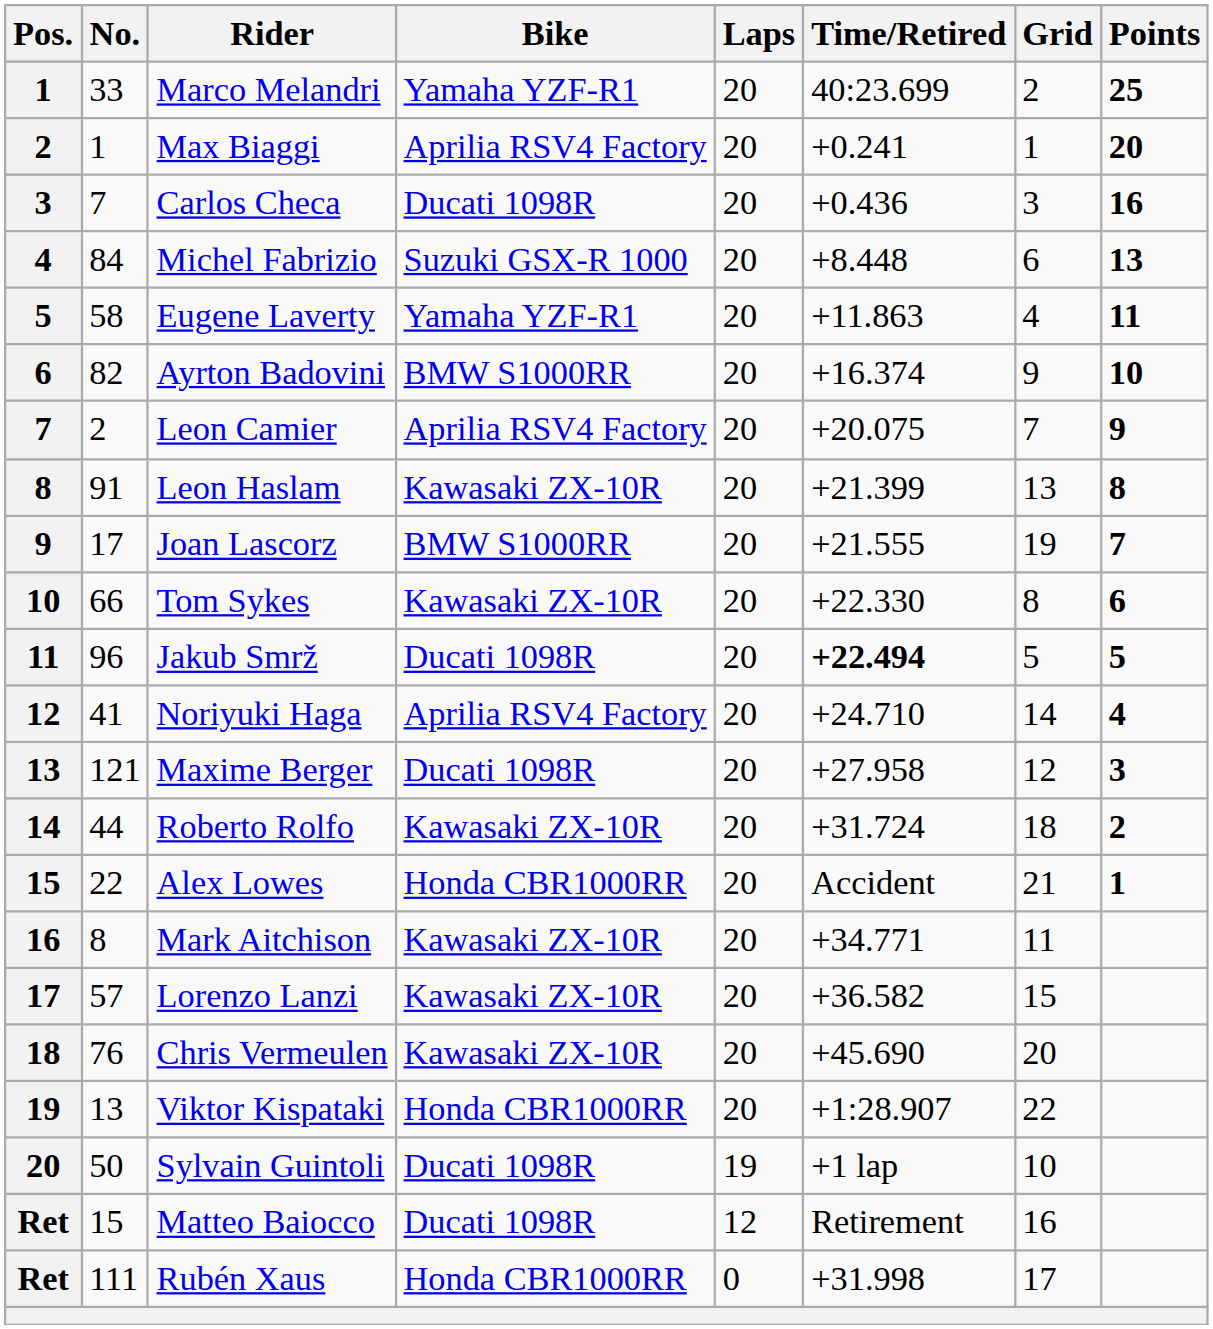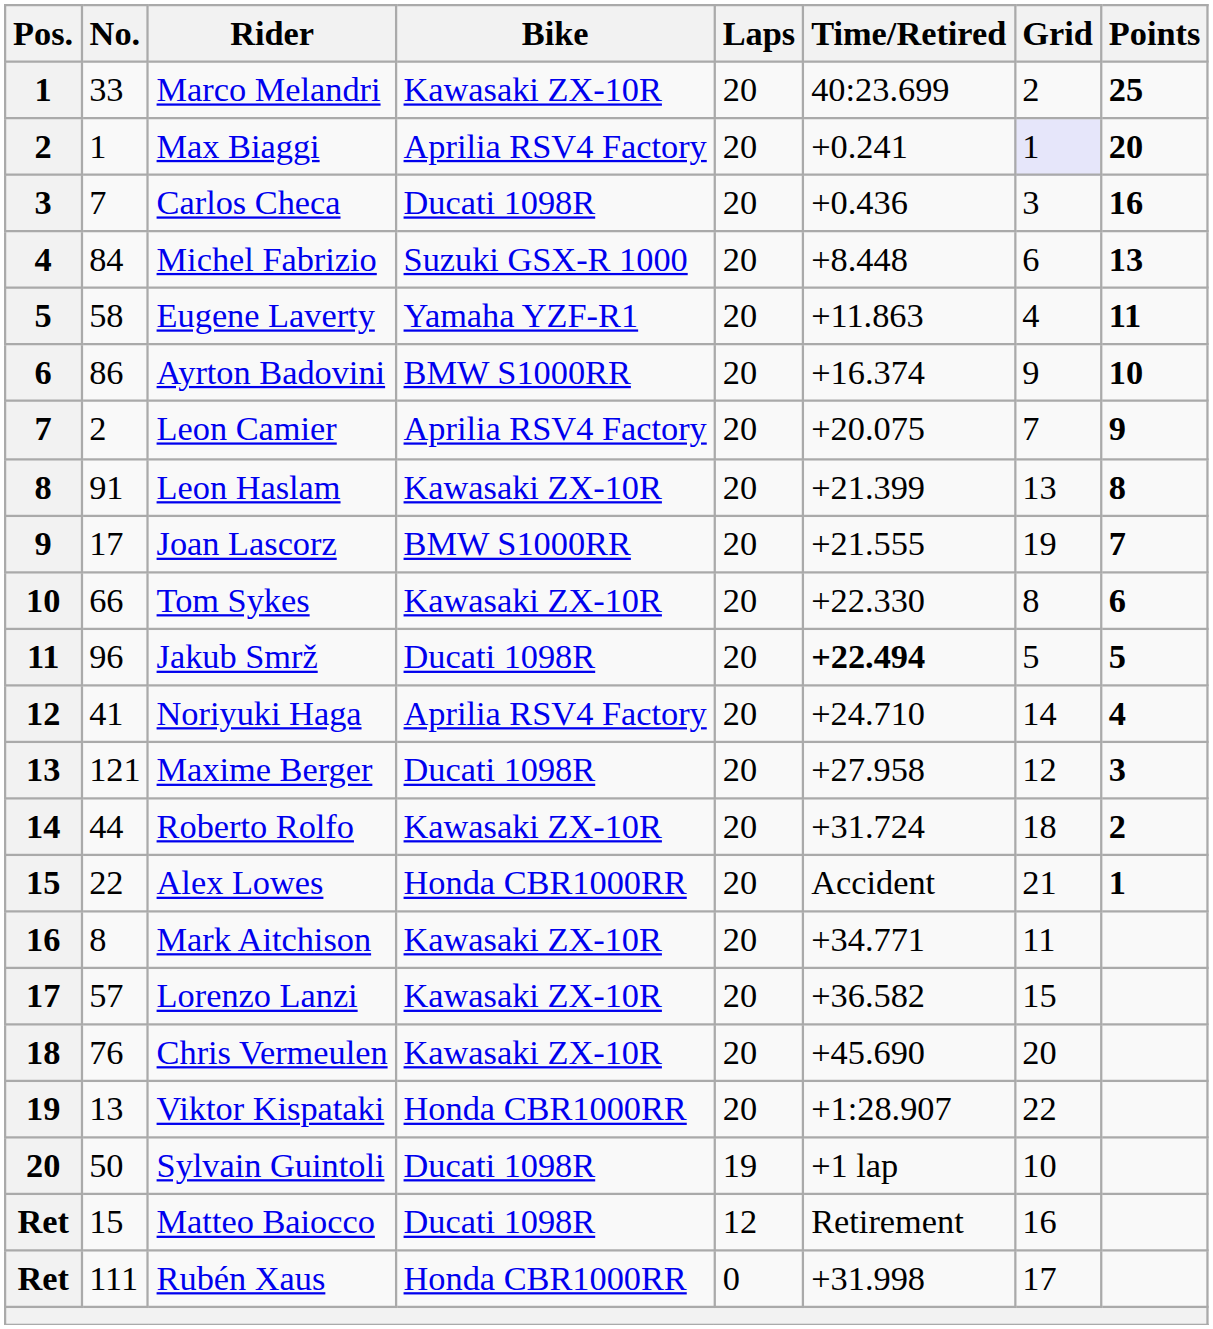(521, 89) Yamaha YZF-R1 -> (533, 89) Kawasaki ZX-10R
(1031, 146) no background -> (1031, 146) lavender background
(106, 372) 82 -> (106, 372) 86
